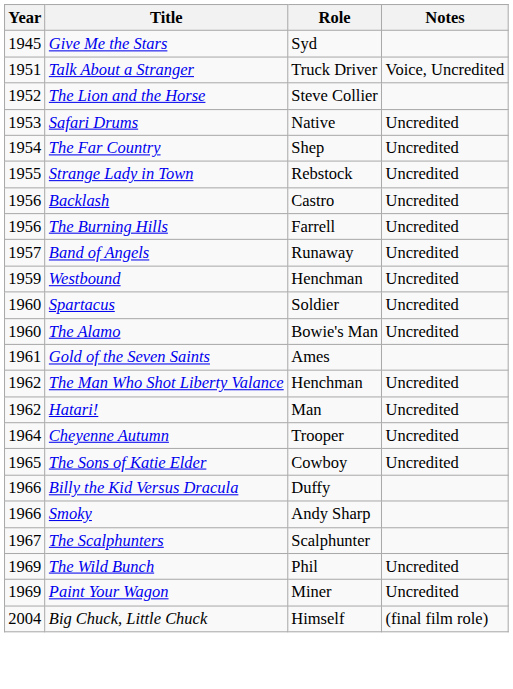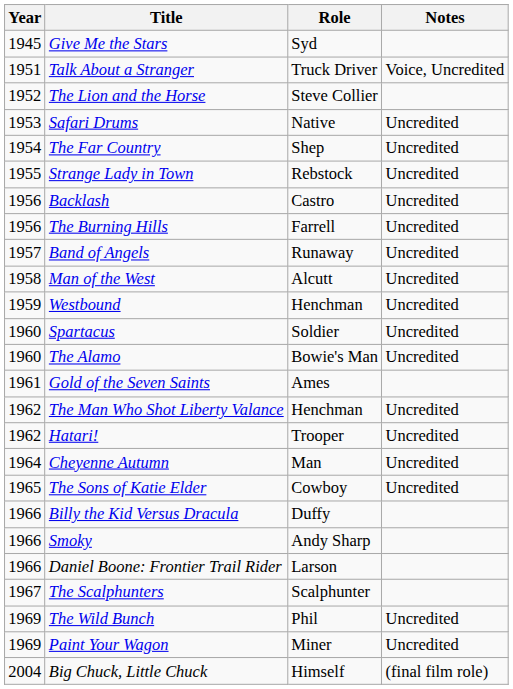+ row: (102, 278)
(306, 409) Man -> (318, 435) Trooper
(318, 435) Trooper -> (306, 461) Man
+ row: (165, 566)
